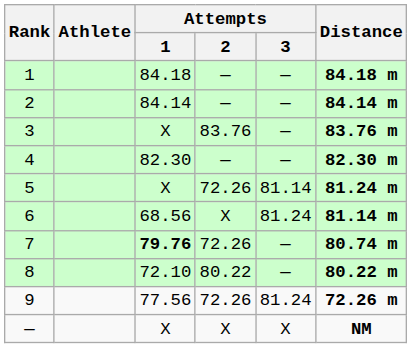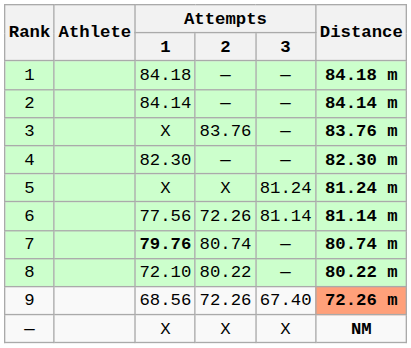(225, 188) 72.26 -> (225, 188) X
(286, 188) 81.14 -> (286, 188) 81.24
(165, 216) 68.56 -> (165, 216) 77.56
(225, 216) X -> (225, 216) 72.26
(286, 216) 81.24 -> (286, 216) 81.14
(225, 244) 72.26 -> (225, 244) 80.74
(165, 301) 77.56 -> (165, 301) 68.56
(286, 301) 81.24 -> (286, 301) 67.40
(361, 301) no background -> (361, 301) lightsalmon background
